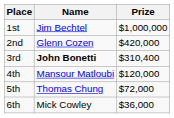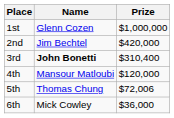(62, 27) Jim Bechtel -> (65, 27) Glenn Cozen
(65, 43) Glenn Cozen -> (62, 43) Jim Bechtel
(136, 89) $72,000 -> (136, 89) $72,006
